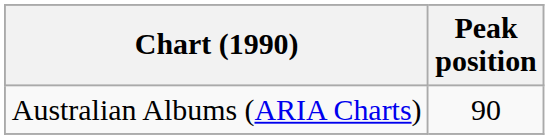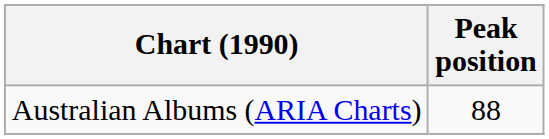(486, 109) 90 -> (486, 109) 88
